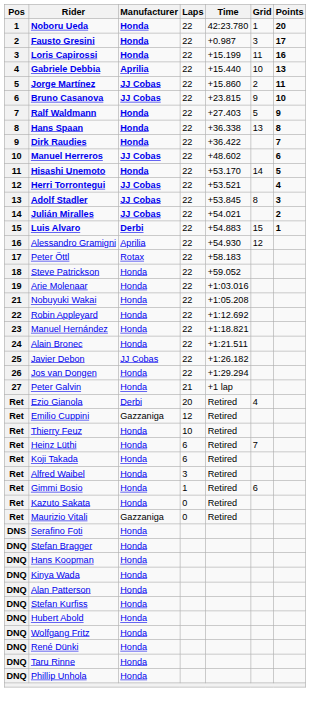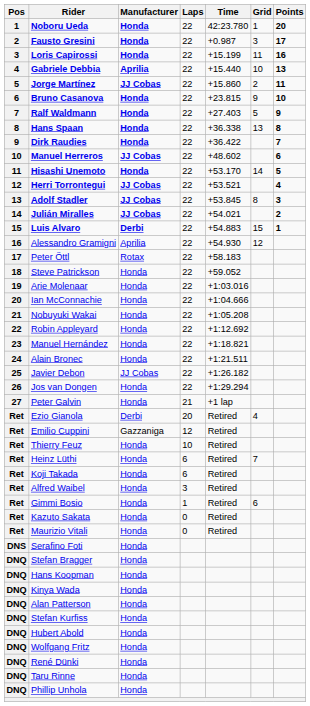(140, 98) JJ Cobas -> (134, 98) Honda
+ row: (66, 300)
(142, 517) Gazzaniga -> (134, 531) Honda
